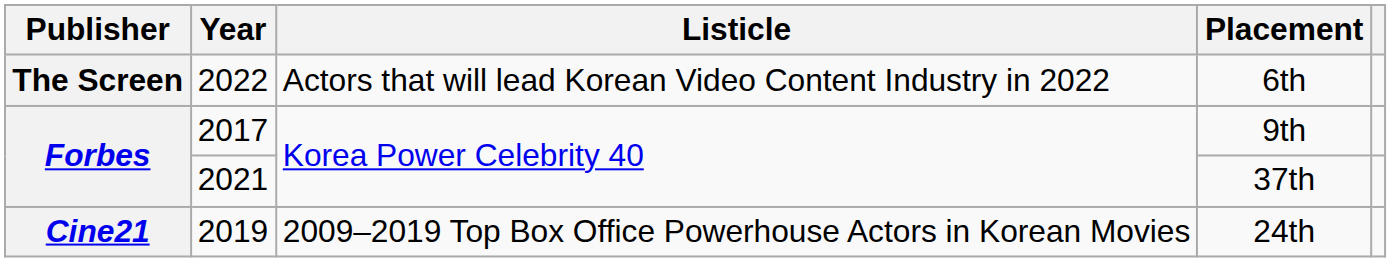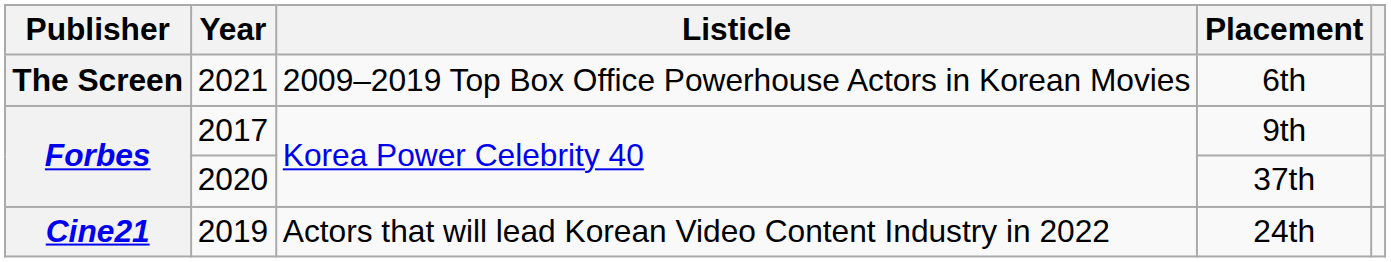(233, 79) 2022 -> (233, 79) 2021
(696, 79) Actors that will lead Korean Video Content Industry in 2022 -> (737, 79) 2009–2019 Top Box Office Powerhouse Actors in Korean Movies
(233, 180) 2021 -> (233, 180) 2020
(737, 230) 2009–2019 Top Box Office Powerhouse Actors in Korean Movies -> (696, 230) Actors that will lead Korean Video Content Industry in 2022
